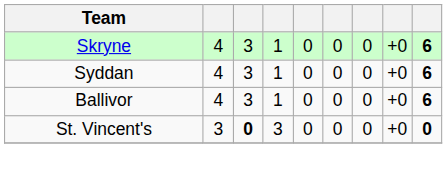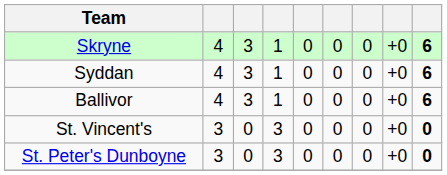(248, 128) bold -> (248, 128) normal
+ row: (104, 156)
